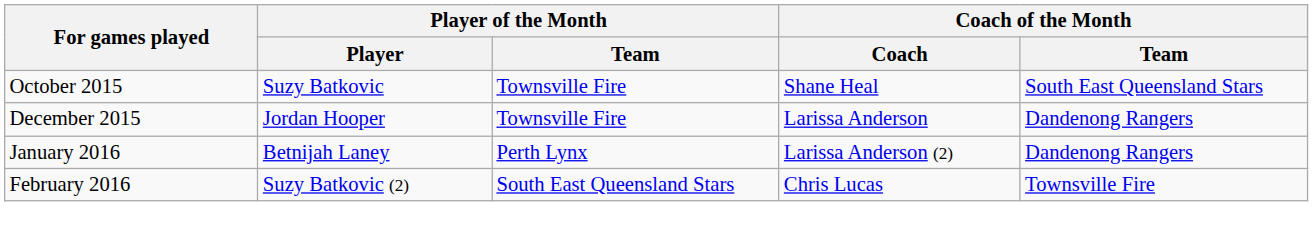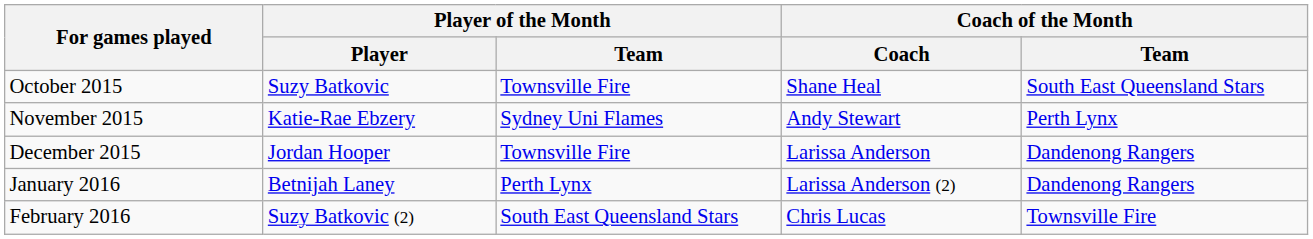+ row: (76, 119)
